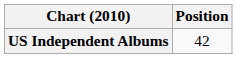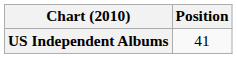(202, 41) 42 -> (202, 41) 41
